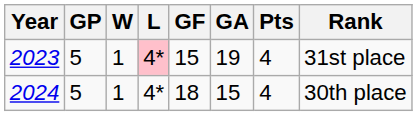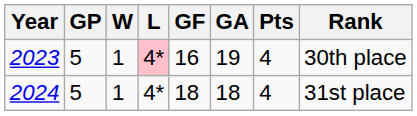(187, 57) 15 -> (187, 57) 16
(355, 57) 31st place -> (355, 57) 30th place
(228, 92) 15 -> (228, 92) 18
(355, 92) 30th place -> (355, 92) 31st place
